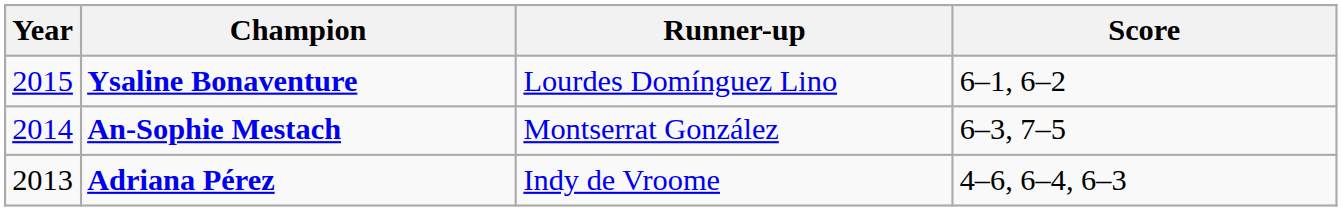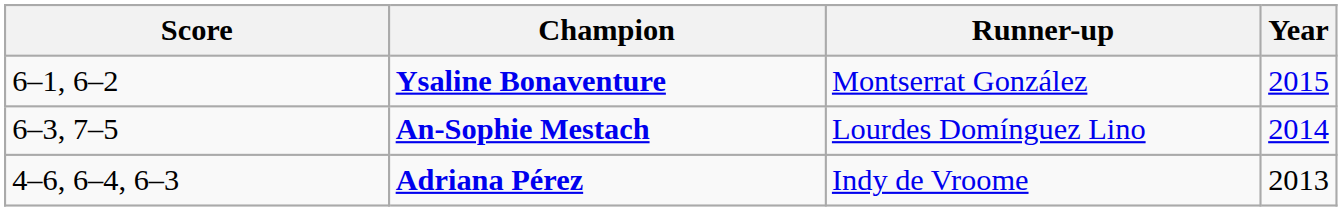columns swapped: (43, 29) <-> (1144, 29)
(680, 80) Lourdes Domínguez Lino -> (960, 80) Montserrat González
(651, 130) Montserrat González -> (989, 130) Lourdes Domínguez Lino
